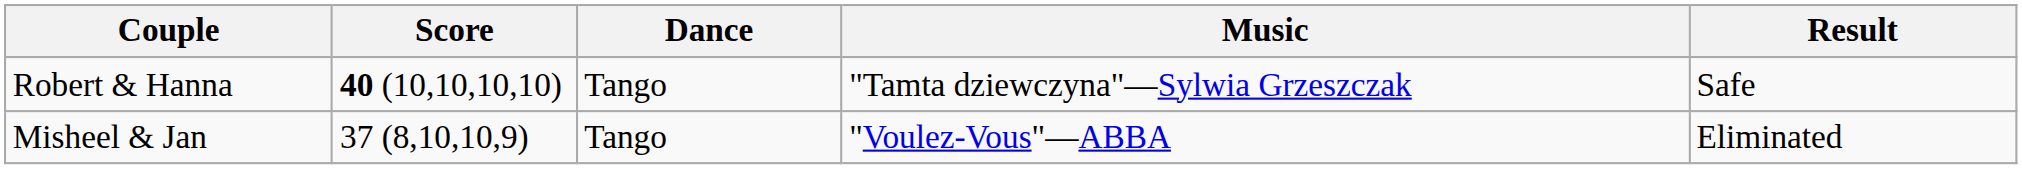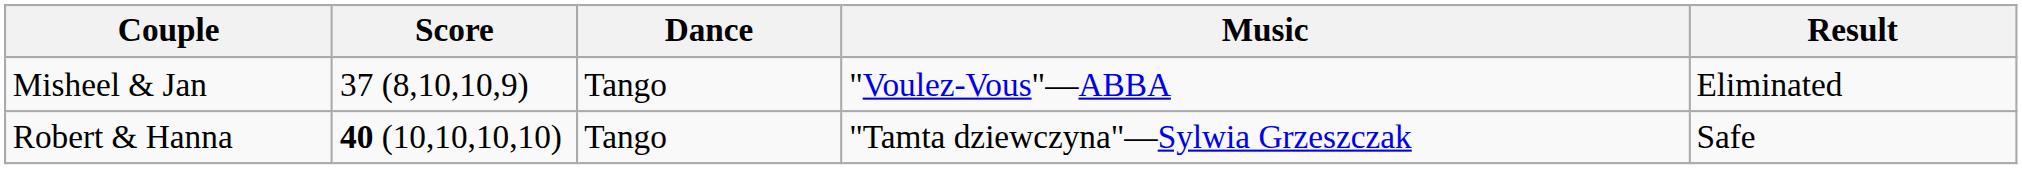rows swapped: (123, 83) <-> (110, 136)
